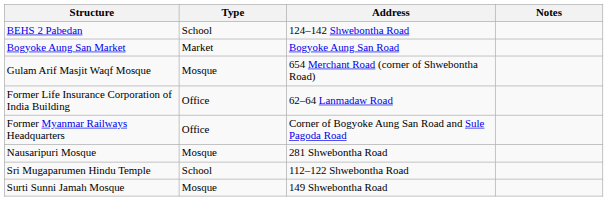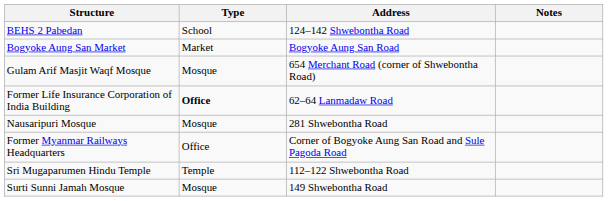(196, 100) normal -> (196, 100) bold
rows swapped: (51, 153) <-> (67, 130)
(197, 170) School -> (198, 170) Temple
